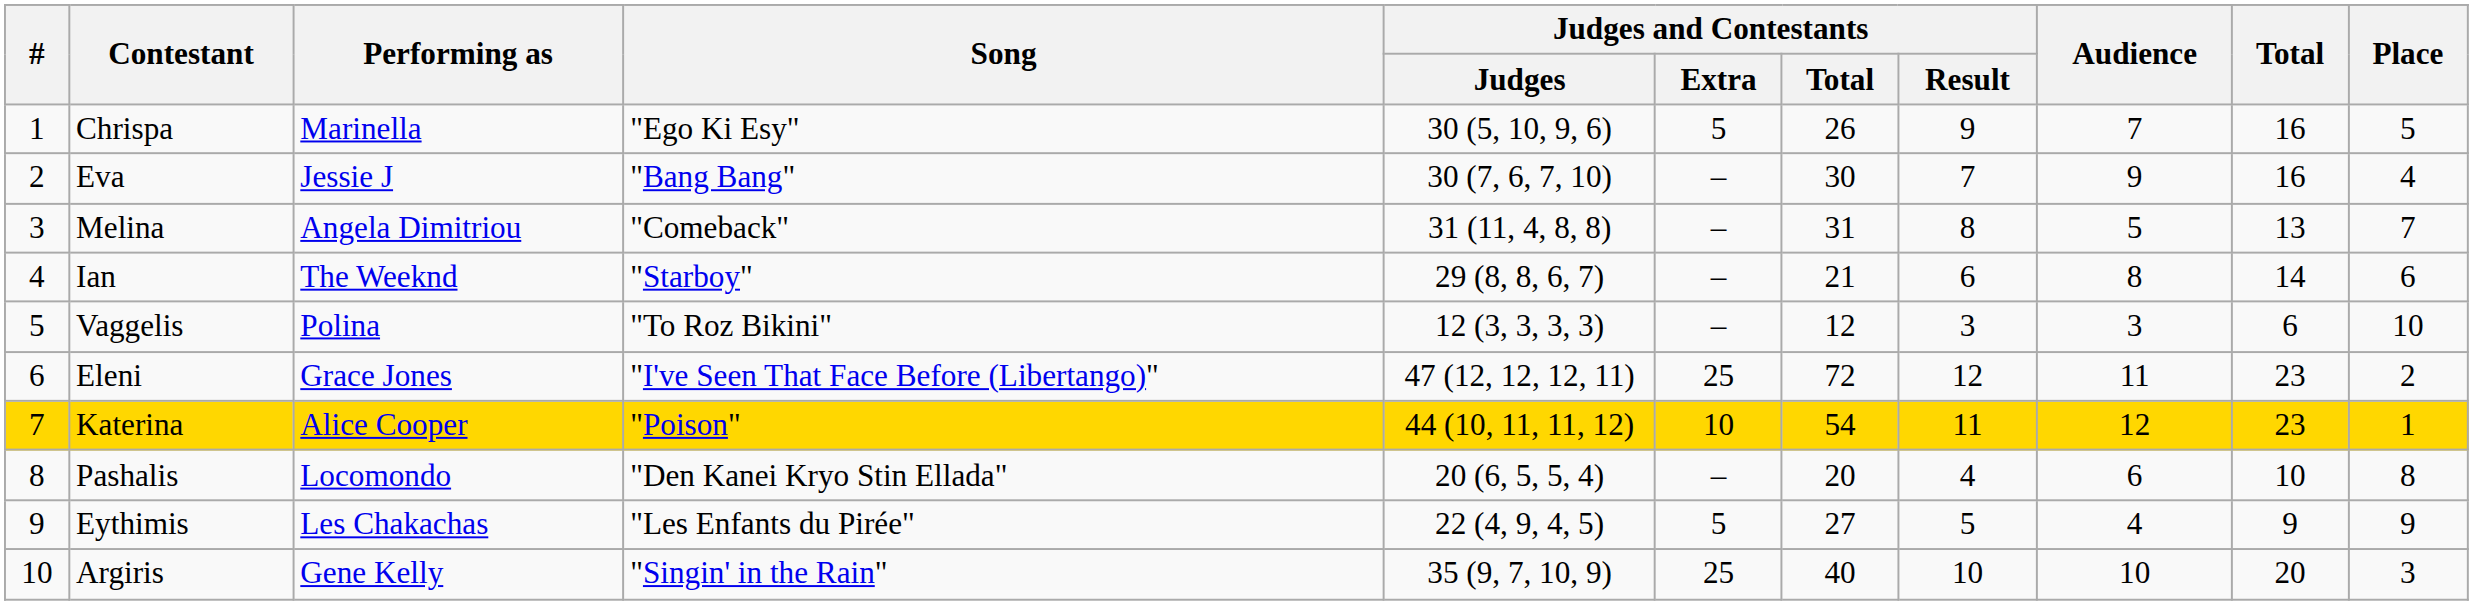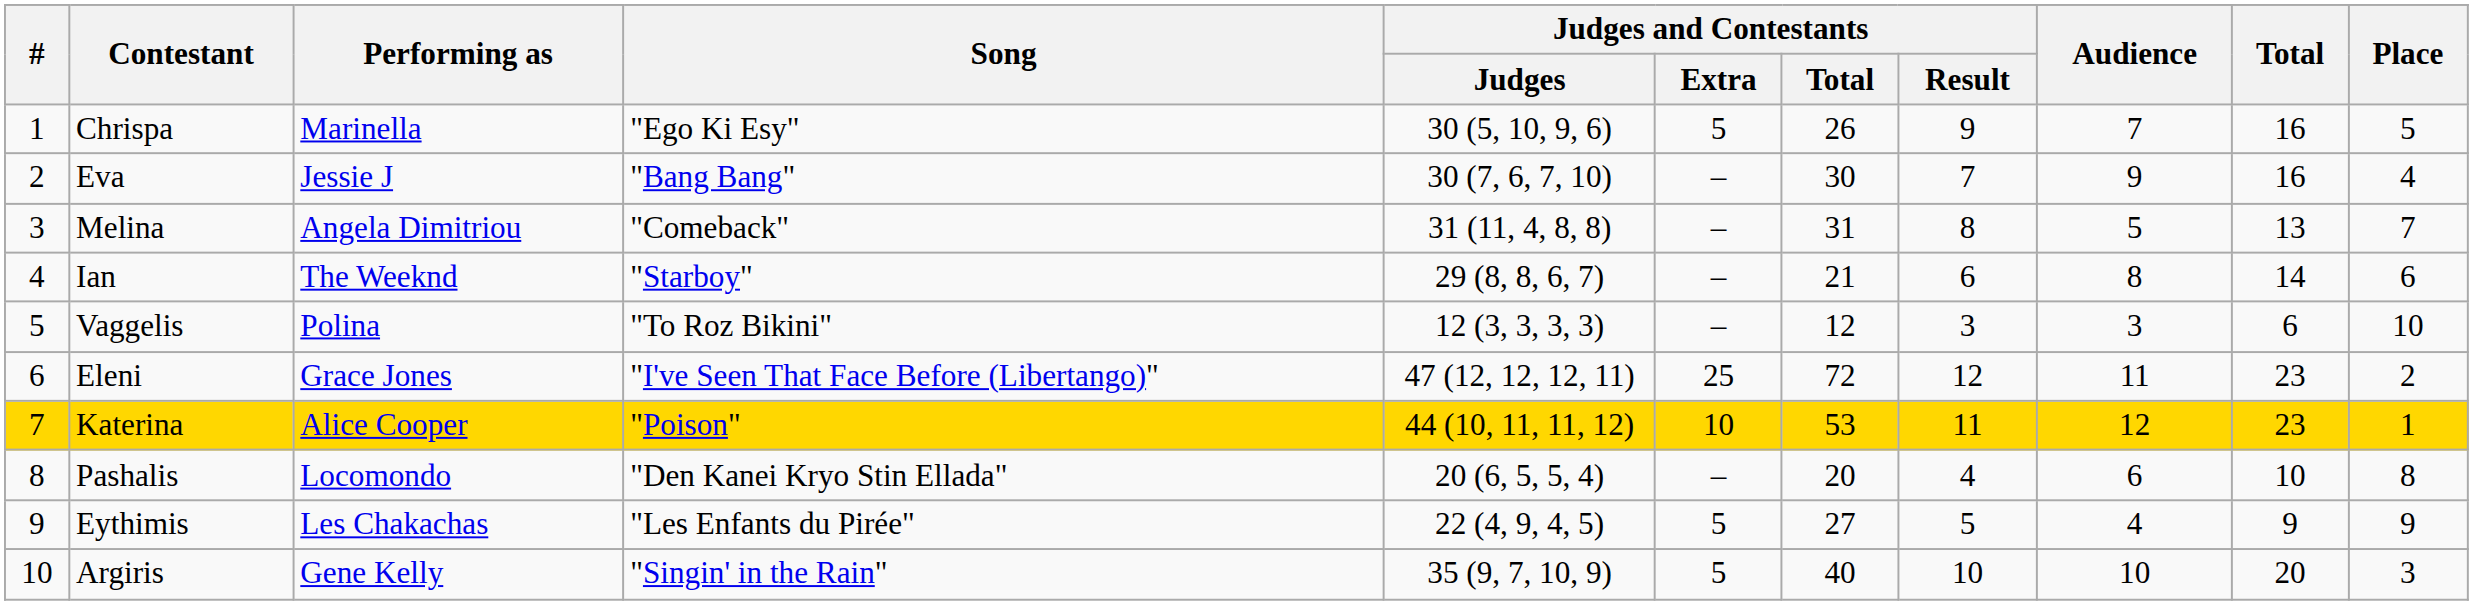(1840, 425) 54 -> (1840, 425) 53
(1719, 573) 25 -> (1719, 573) 5
